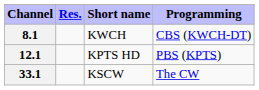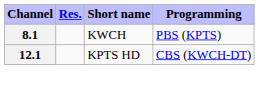(204, 34) CBS (KWCH-DT) -> (189, 34) PBS (KPTS)
(189, 54) PBS (KPTS) -> (204, 54) CBS (KWCH-DT)
- row: (30, 74)
